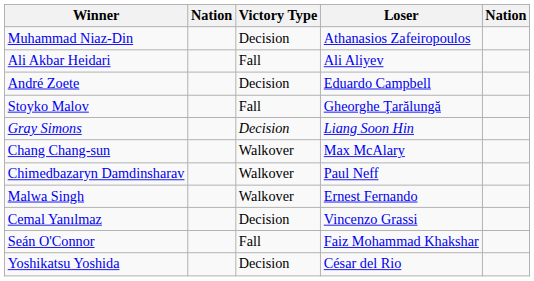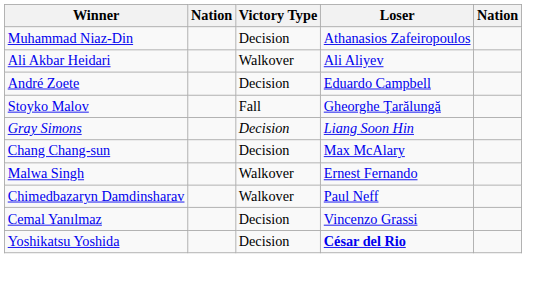(250, 60) Fall -> (266, 60) Walkover
(266, 151) Walkover -> (264, 151) Decision
rows swapped: (46, 196) <-> (96, 173)
- row: (51, 241)
(363, 264) normal -> (365, 241) bold
